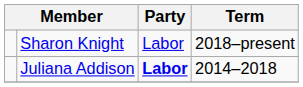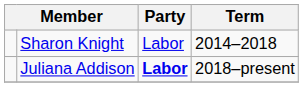(245, 43) 2018–present -> (236, 43) 2014–2018
(236, 69) 2014–2018 -> (245, 69) 2018–present
